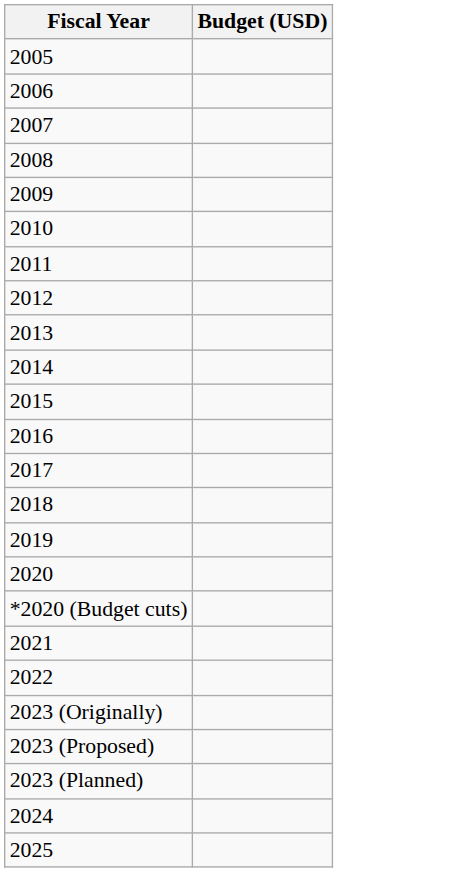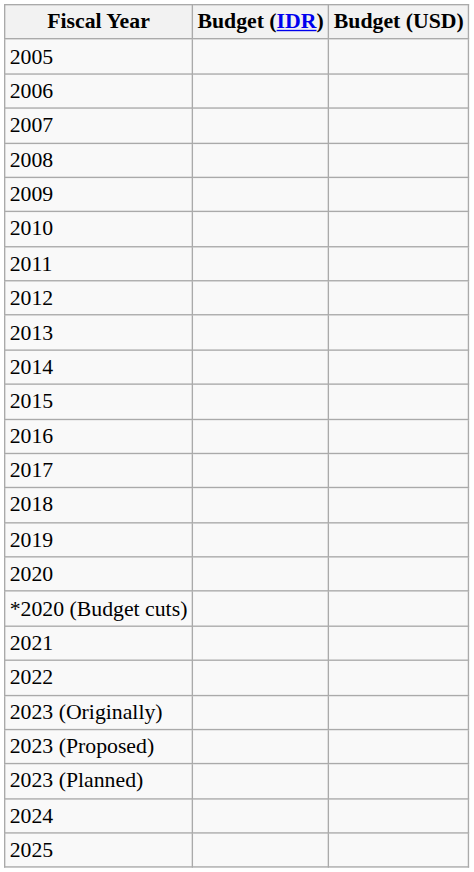+ column: (261, 21)
